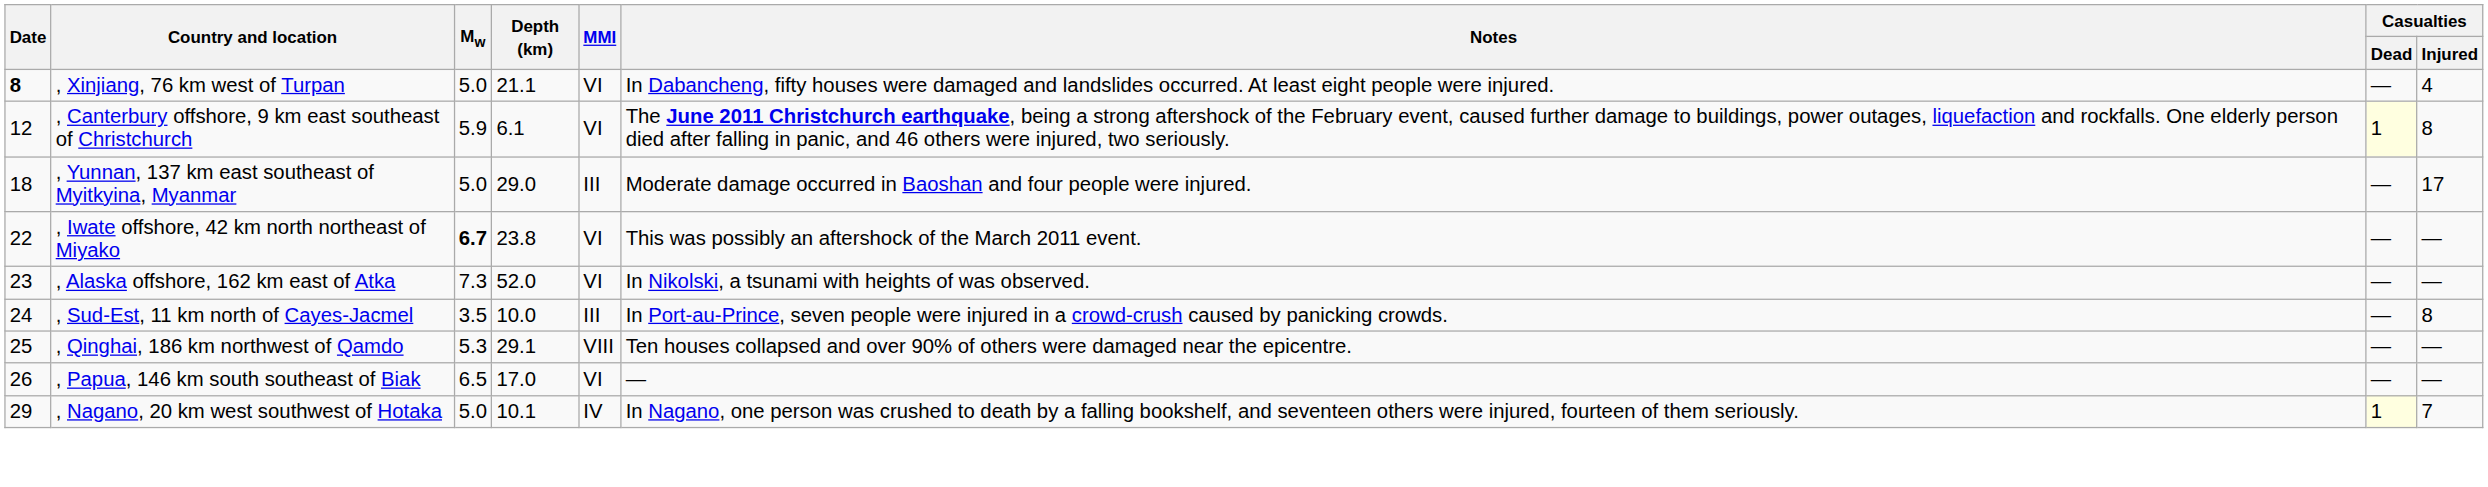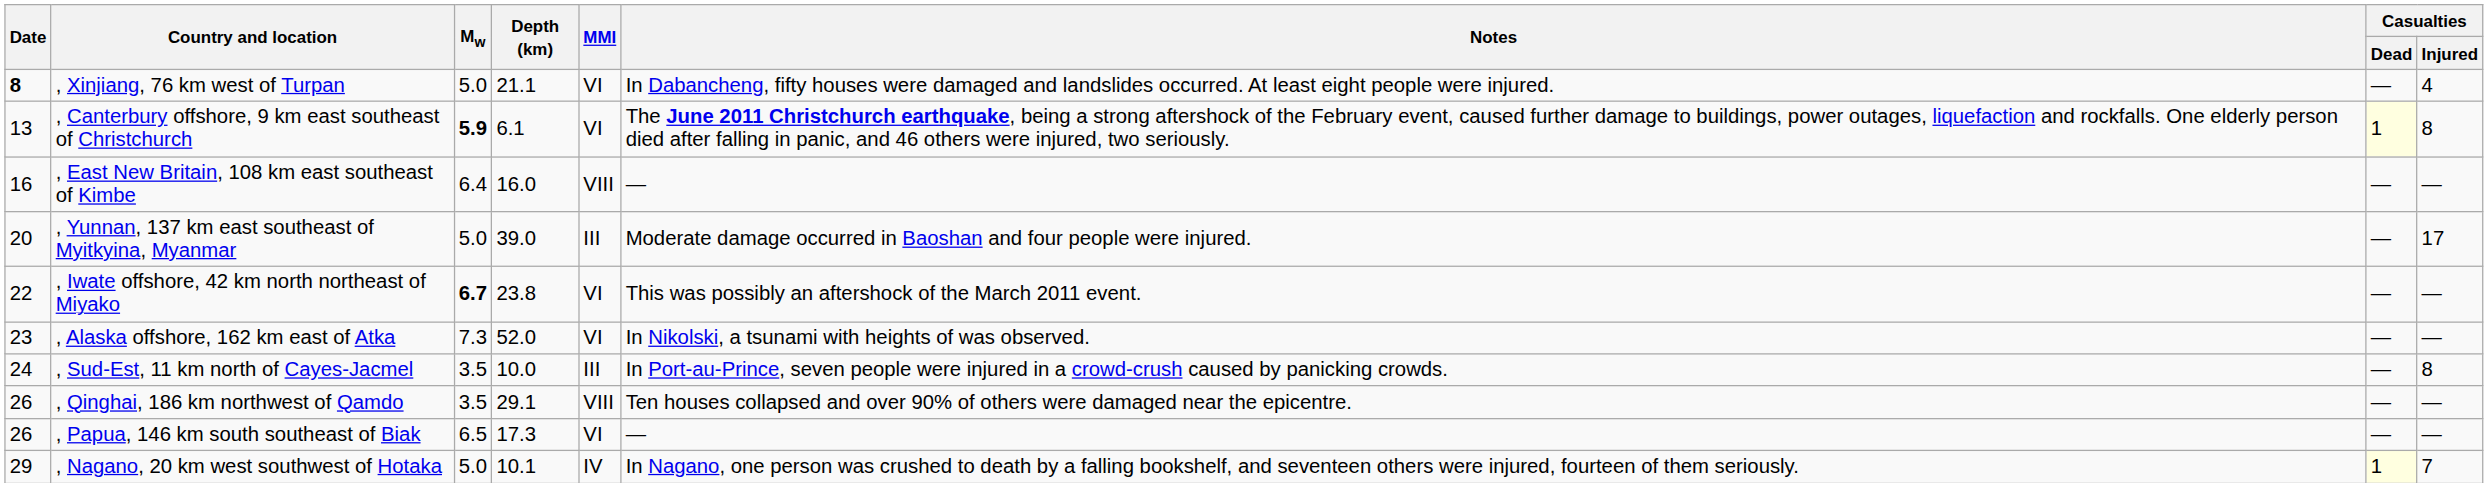(21, 128) 12 -> (21, 128) 13
(473, 128) normal -> (473, 128) bold
+ row: (244, 183)
(21, 183) 18 -> (21, 238) 20
(516, 183) 29.0 -> (516, 238) 39.0
(21, 347) 25 -> (21, 402) 26
(473, 347) 5.3 -> (473, 402) 3.5
(516, 379) 17.0 -> (516, 434) 17.3
